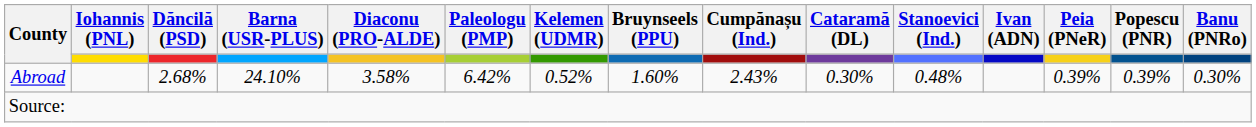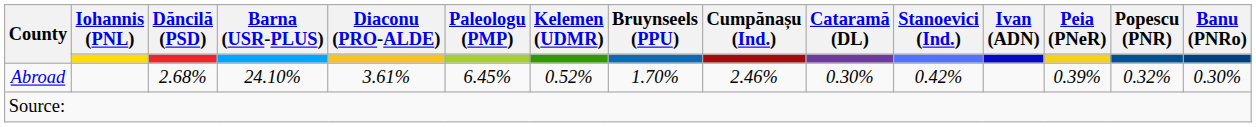(386, 77) 3.58% -> (386, 77) 3.61%
(487, 77) 6.42% -> (487, 77) 6.45%
(655, 77) 1.60% -> (655, 77) 1.70%
(754, 77) 2.43% -> (754, 77) 2.46%
(939, 77) 0.48% -> (939, 77) 0.42%
(1147, 77) 0.39% -> (1147, 77) 0.32%
